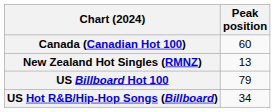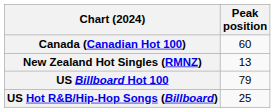(245, 98) 34 -> (245, 98) 25
